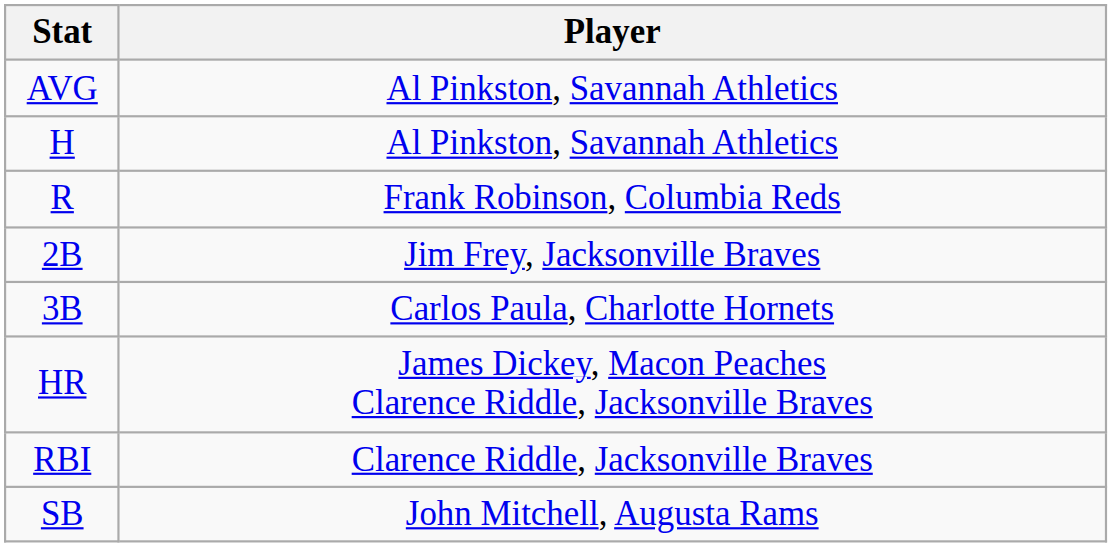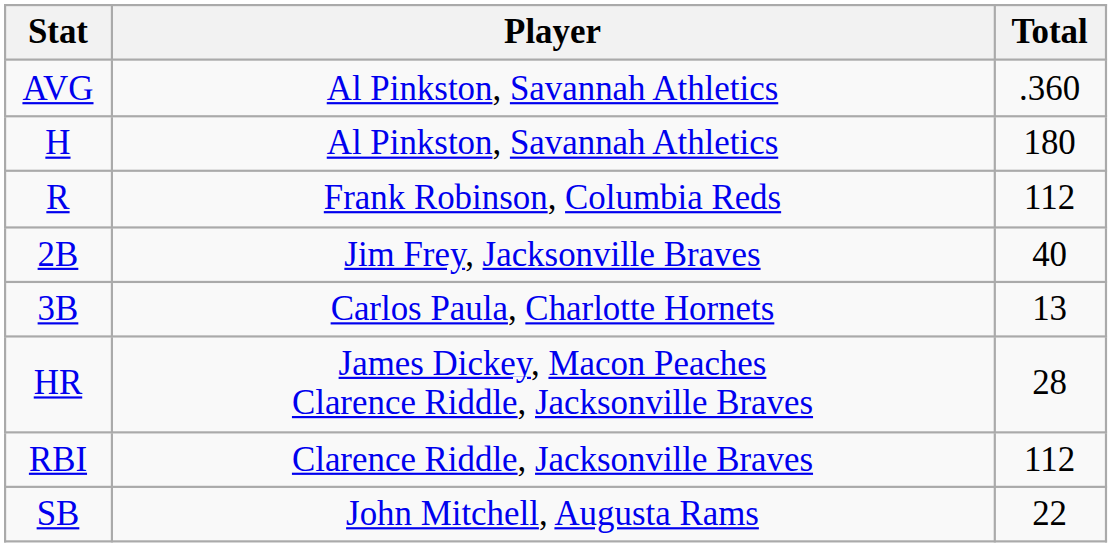+ column: (1050, 32)
